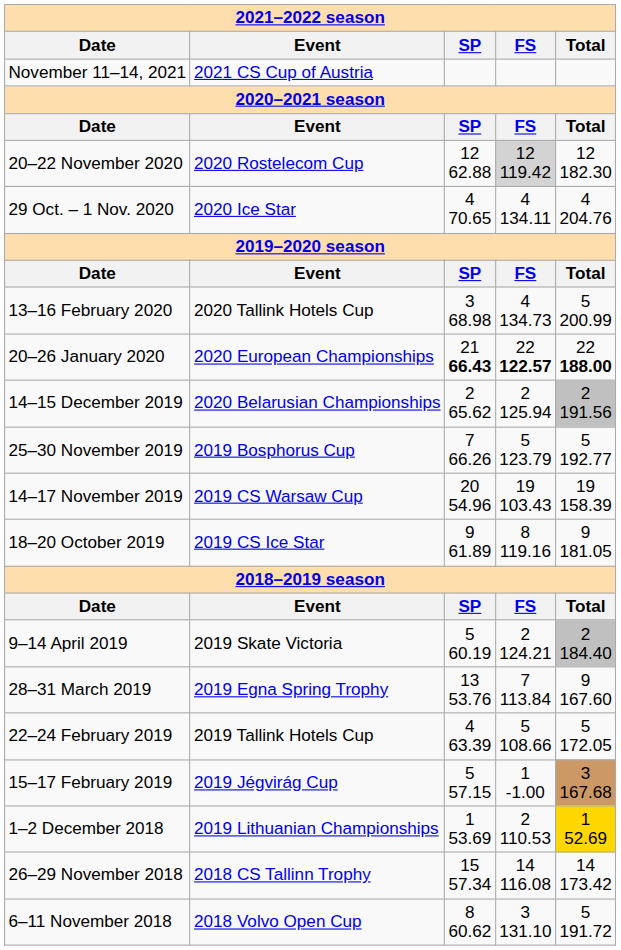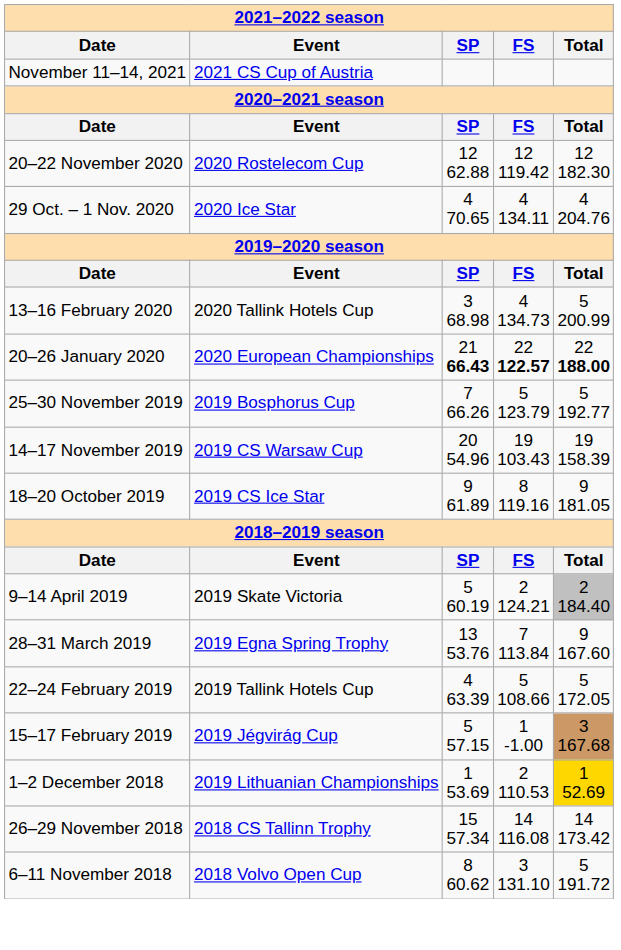(525, 163) lightgrey background -> (523, 163) no background
- row: (96, 403)
